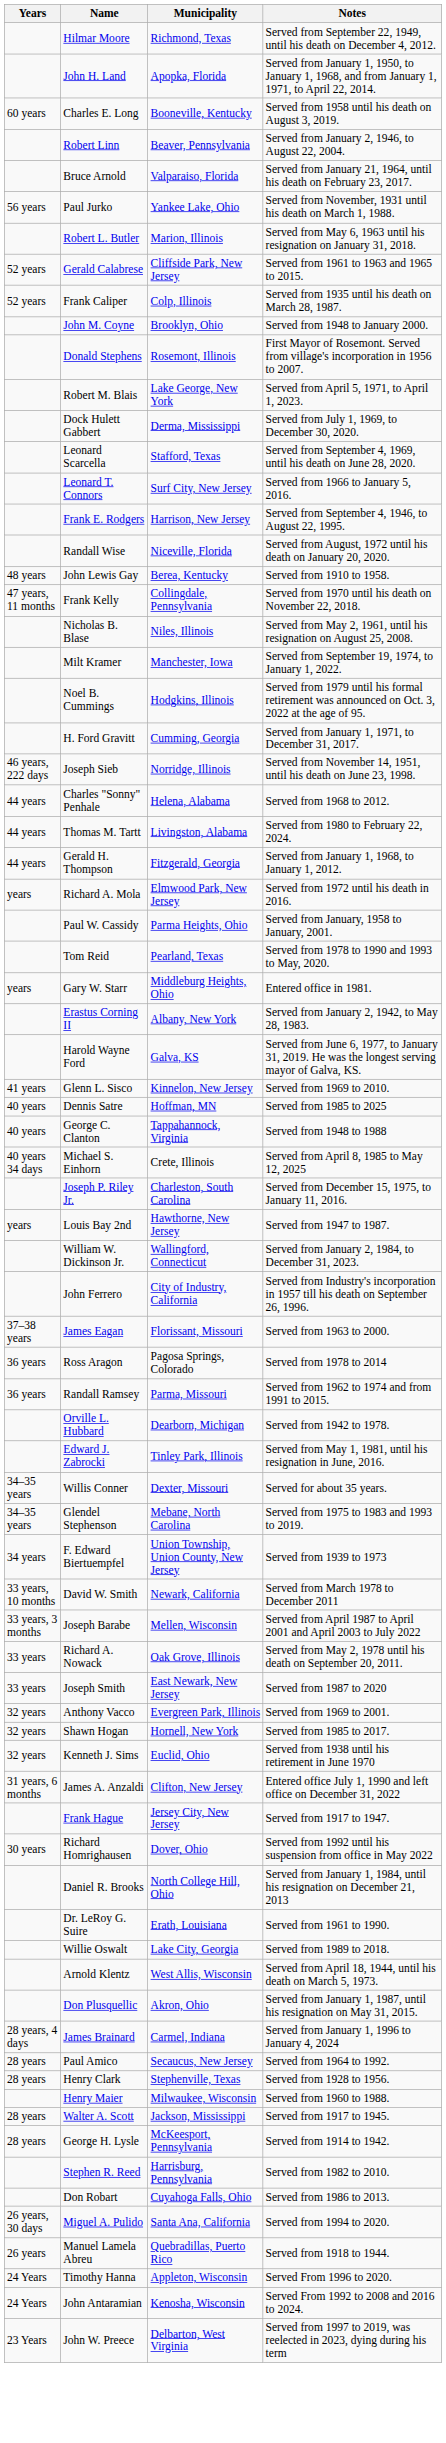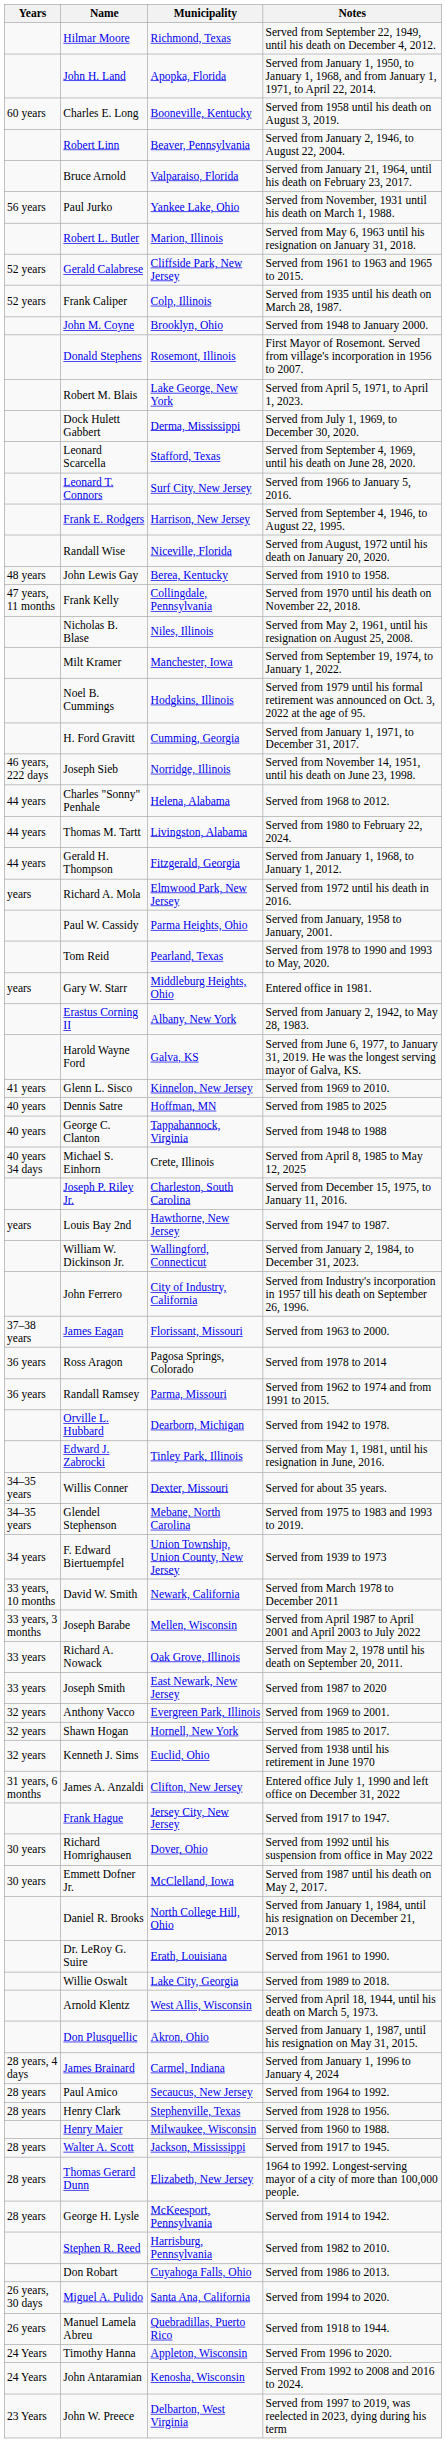+ row: (99, 1880)
+ row: (99, 2179)
